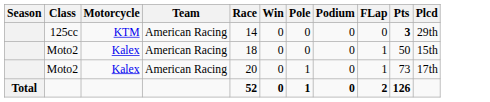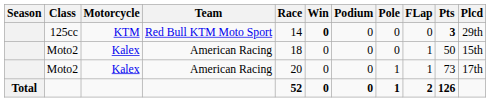columns swapped: (335, 13) <-> (300, 13)
(186, 32) American Racing -> (209, 32) Red Bull KTM Moto Sport
(281, 32) normal -> (326, 32) bold
